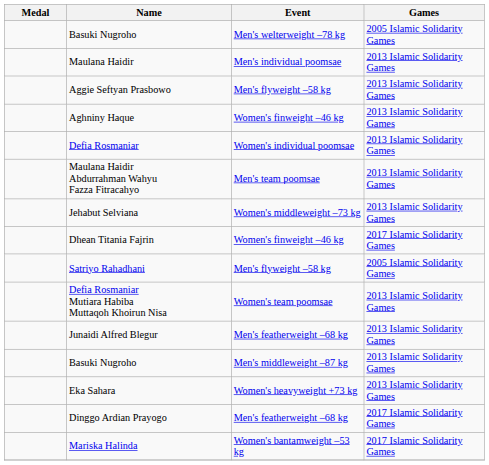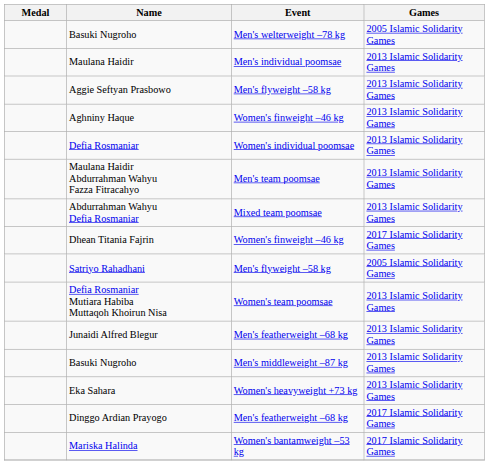+ row: (113, 212)
- row: (104, 212)
